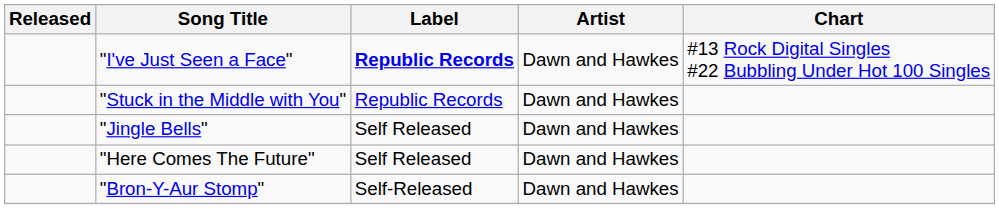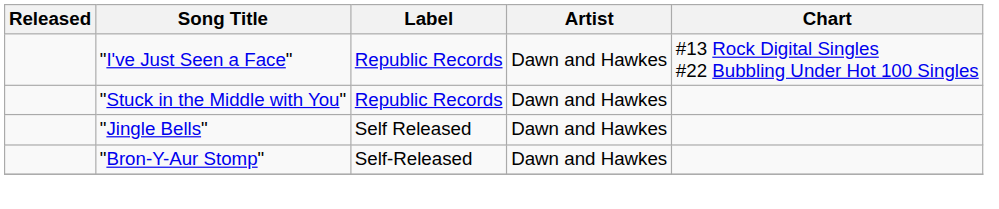(434, 59) bold -> (429, 59) normal
- row: (207, 159)
